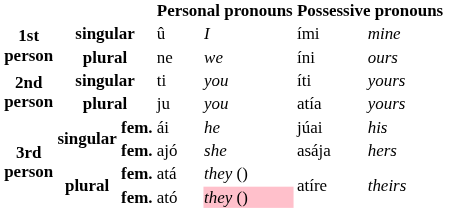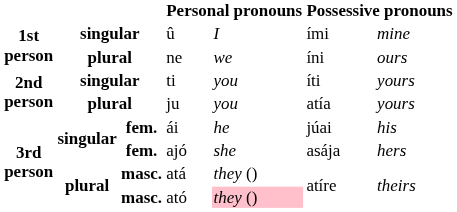(137, 173) fem. -> (142, 173) masc.
(137, 197) fem. -> (142, 197) masc.
